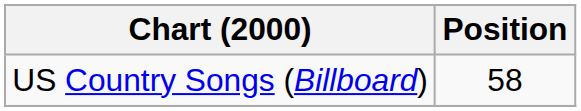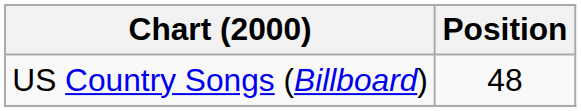(505, 79) 58 -> (505, 79) 48
